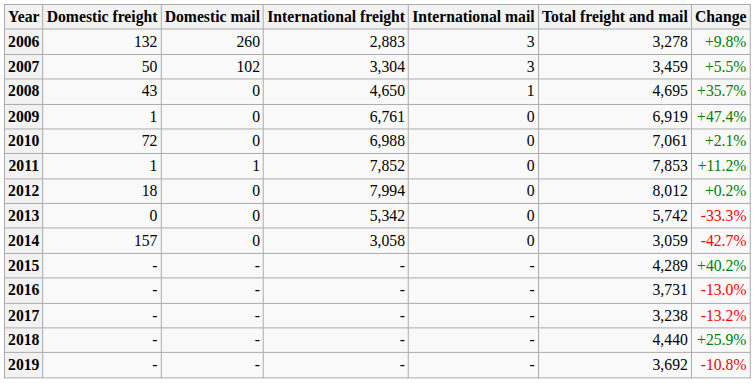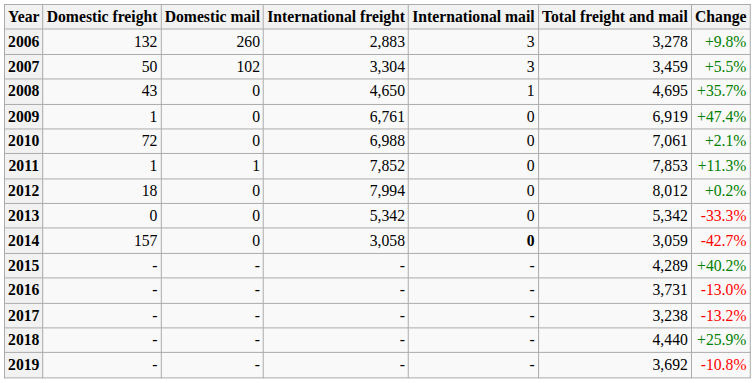(722, 166) +11.2% -> (722, 166) +11.3%
(670, 215) 5,742 -> (670, 215) 5,342
(531, 240) normal -> (531, 240) bold
